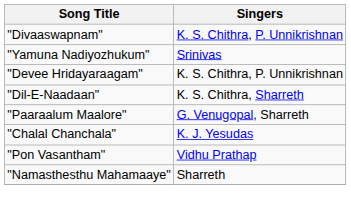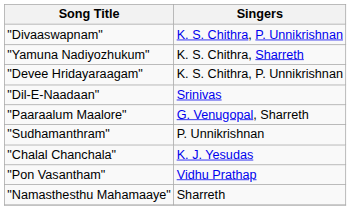(199, 54) Srinivas -> (240, 54) K. S. Chithra, Sharreth
(240, 94) K. S. Chithra, Sharreth -> (199, 94) Srinivas
+ row: (59, 134)
